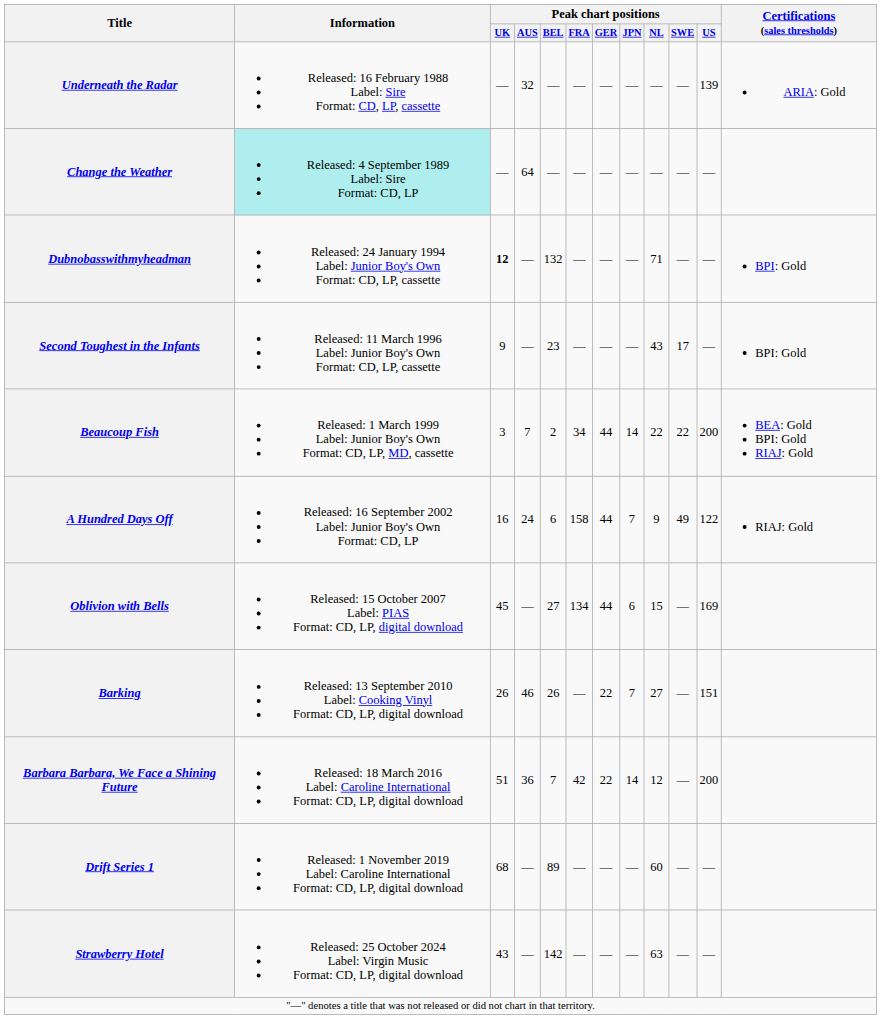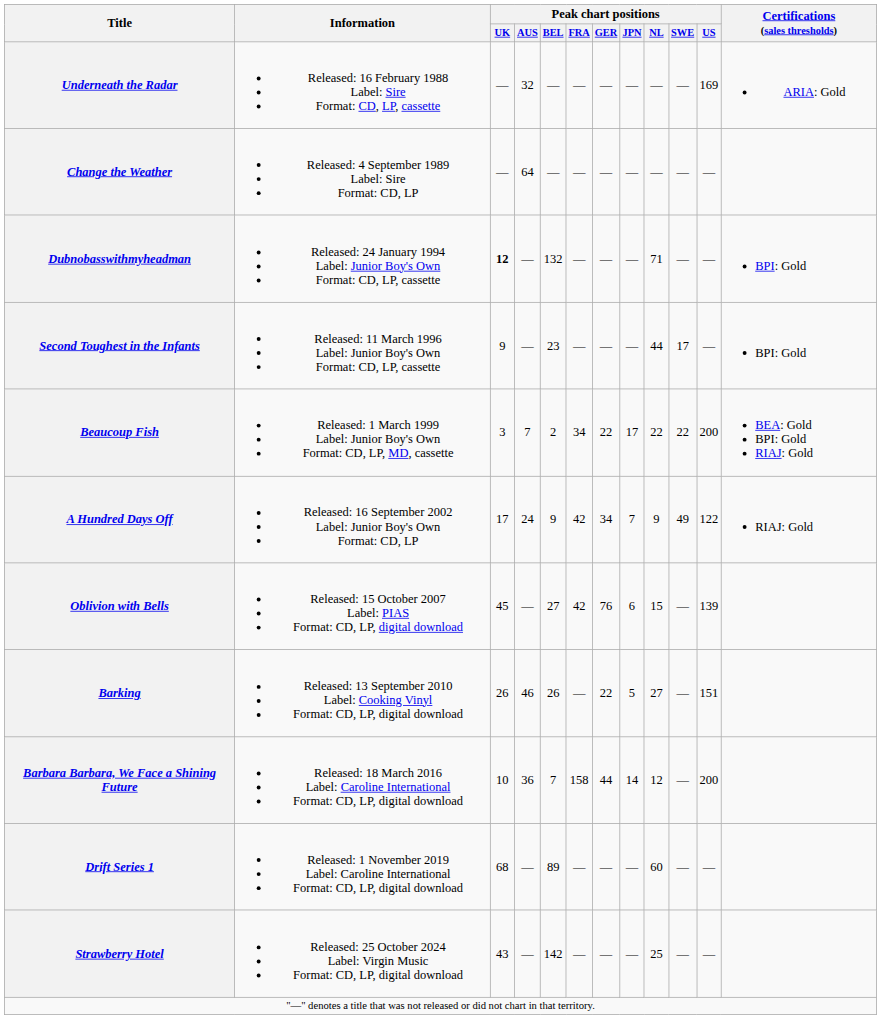(709, 85) 139 -> (709, 85) 169
(362, 179) paleturquoise background -> (362, 179) no background
(656, 345) 43 -> (656, 345) 44
(606, 432) 44 -> (606, 432) 22
(632, 432) 14 -> (632, 432) 17
(502, 519) 16 -> (502, 519) 17
(553, 519) 6 -> (553, 519) 9
(579, 519) 158 -> (579, 519) 42
(606, 519) 44 -> (606, 519) 34
(579, 606) 134 -> (579, 606) 42
(606, 606) 44 -> (606, 606) 76
(709, 606) 169 -> (709, 606) 139
(632, 693) 7 -> (632, 693) 5
(502, 780) 51 -> (502, 780) 10
(579, 780) 42 -> (579, 780) 158
(606, 780) 22 -> (606, 780) 44
(656, 953) 63 -> (656, 953) 25
